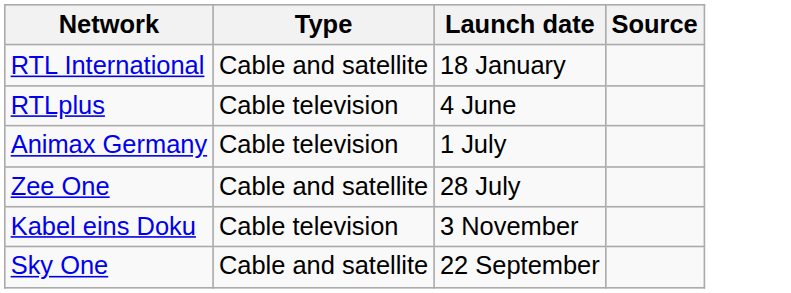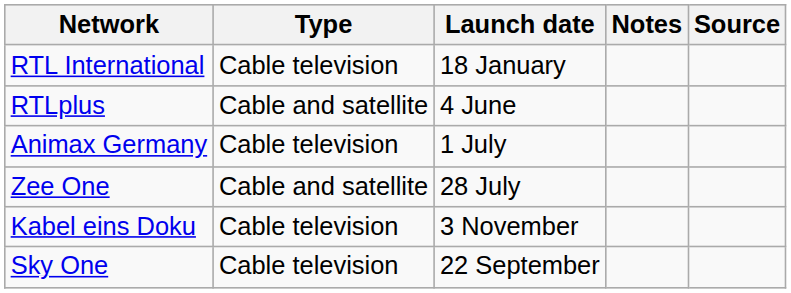+ column: (647, 24)
(324, 65) Cable and satellite -> (309, 65) Cable television
(309, 105) Cable television -> (324, 105) Cable and satellite
(324, 266) Cable and satellite -> (309, 266) Cable television
